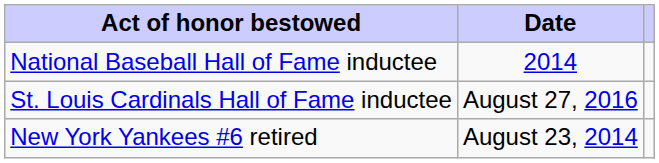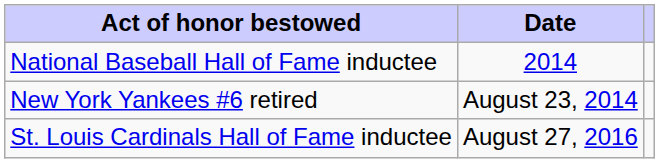rows swapped: (164, 137) <-> (231, 99)
